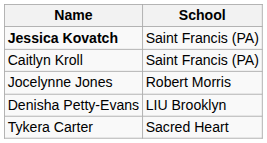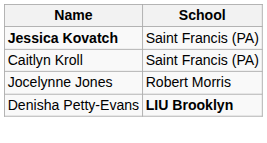(186, 104) normal -> (189, 104) bold
- row: (50, 127)
